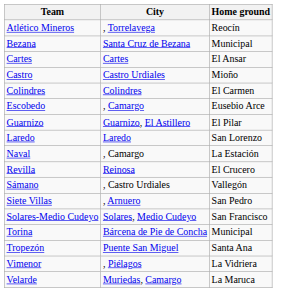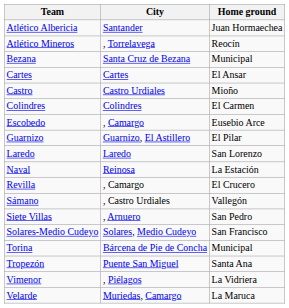+ row: (42, 28)
(123, 153) , Camargo -> (119, 169) Reinosa
(119, 169) Reinosa -> (123, 185) , Camargo
